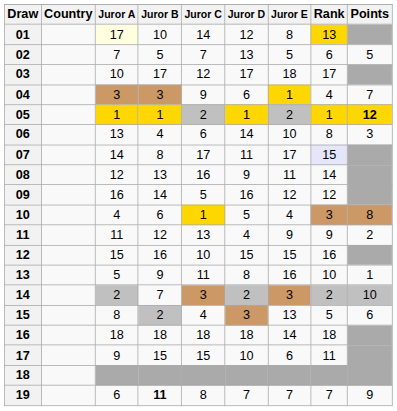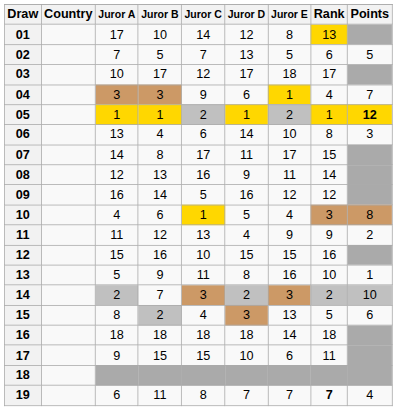(117, 34) lightyellow background -> (117, 34) no background
(329, 154) lavender background -> (329, 154) no background
(160, 395) bold -> (160, 395) normal
(329, 395) normal -> (329, 395) bold
(370, 395) 9 -> (370, 395) 4
